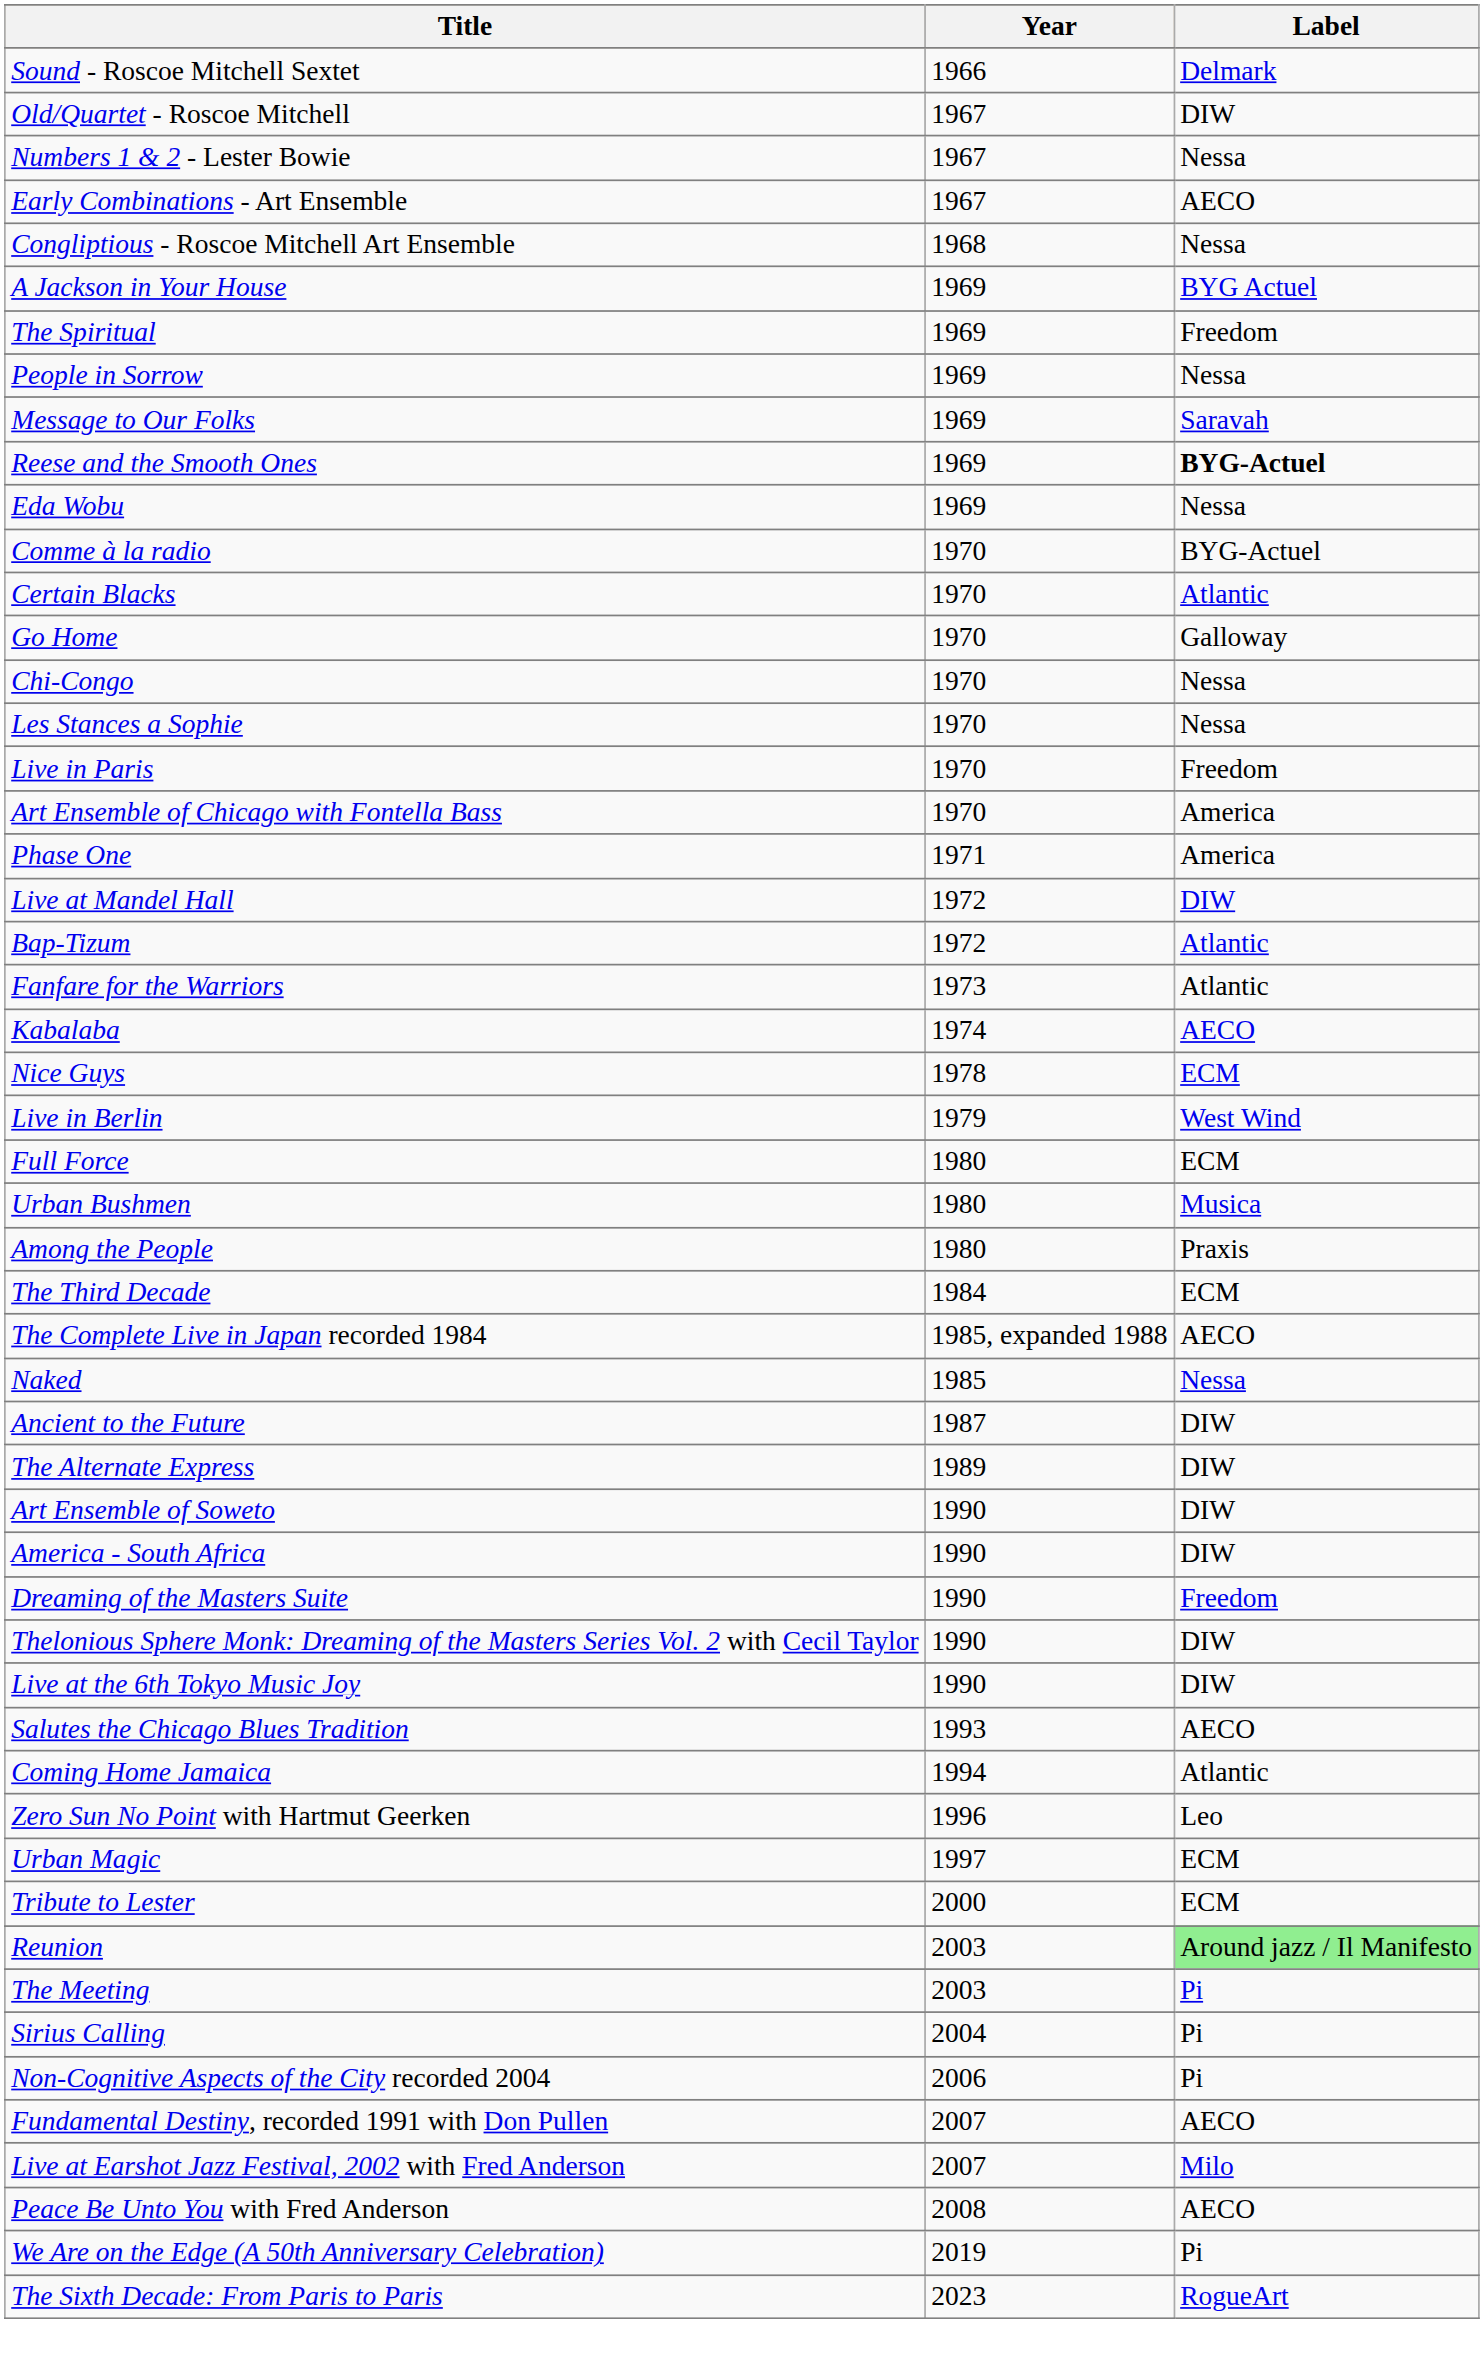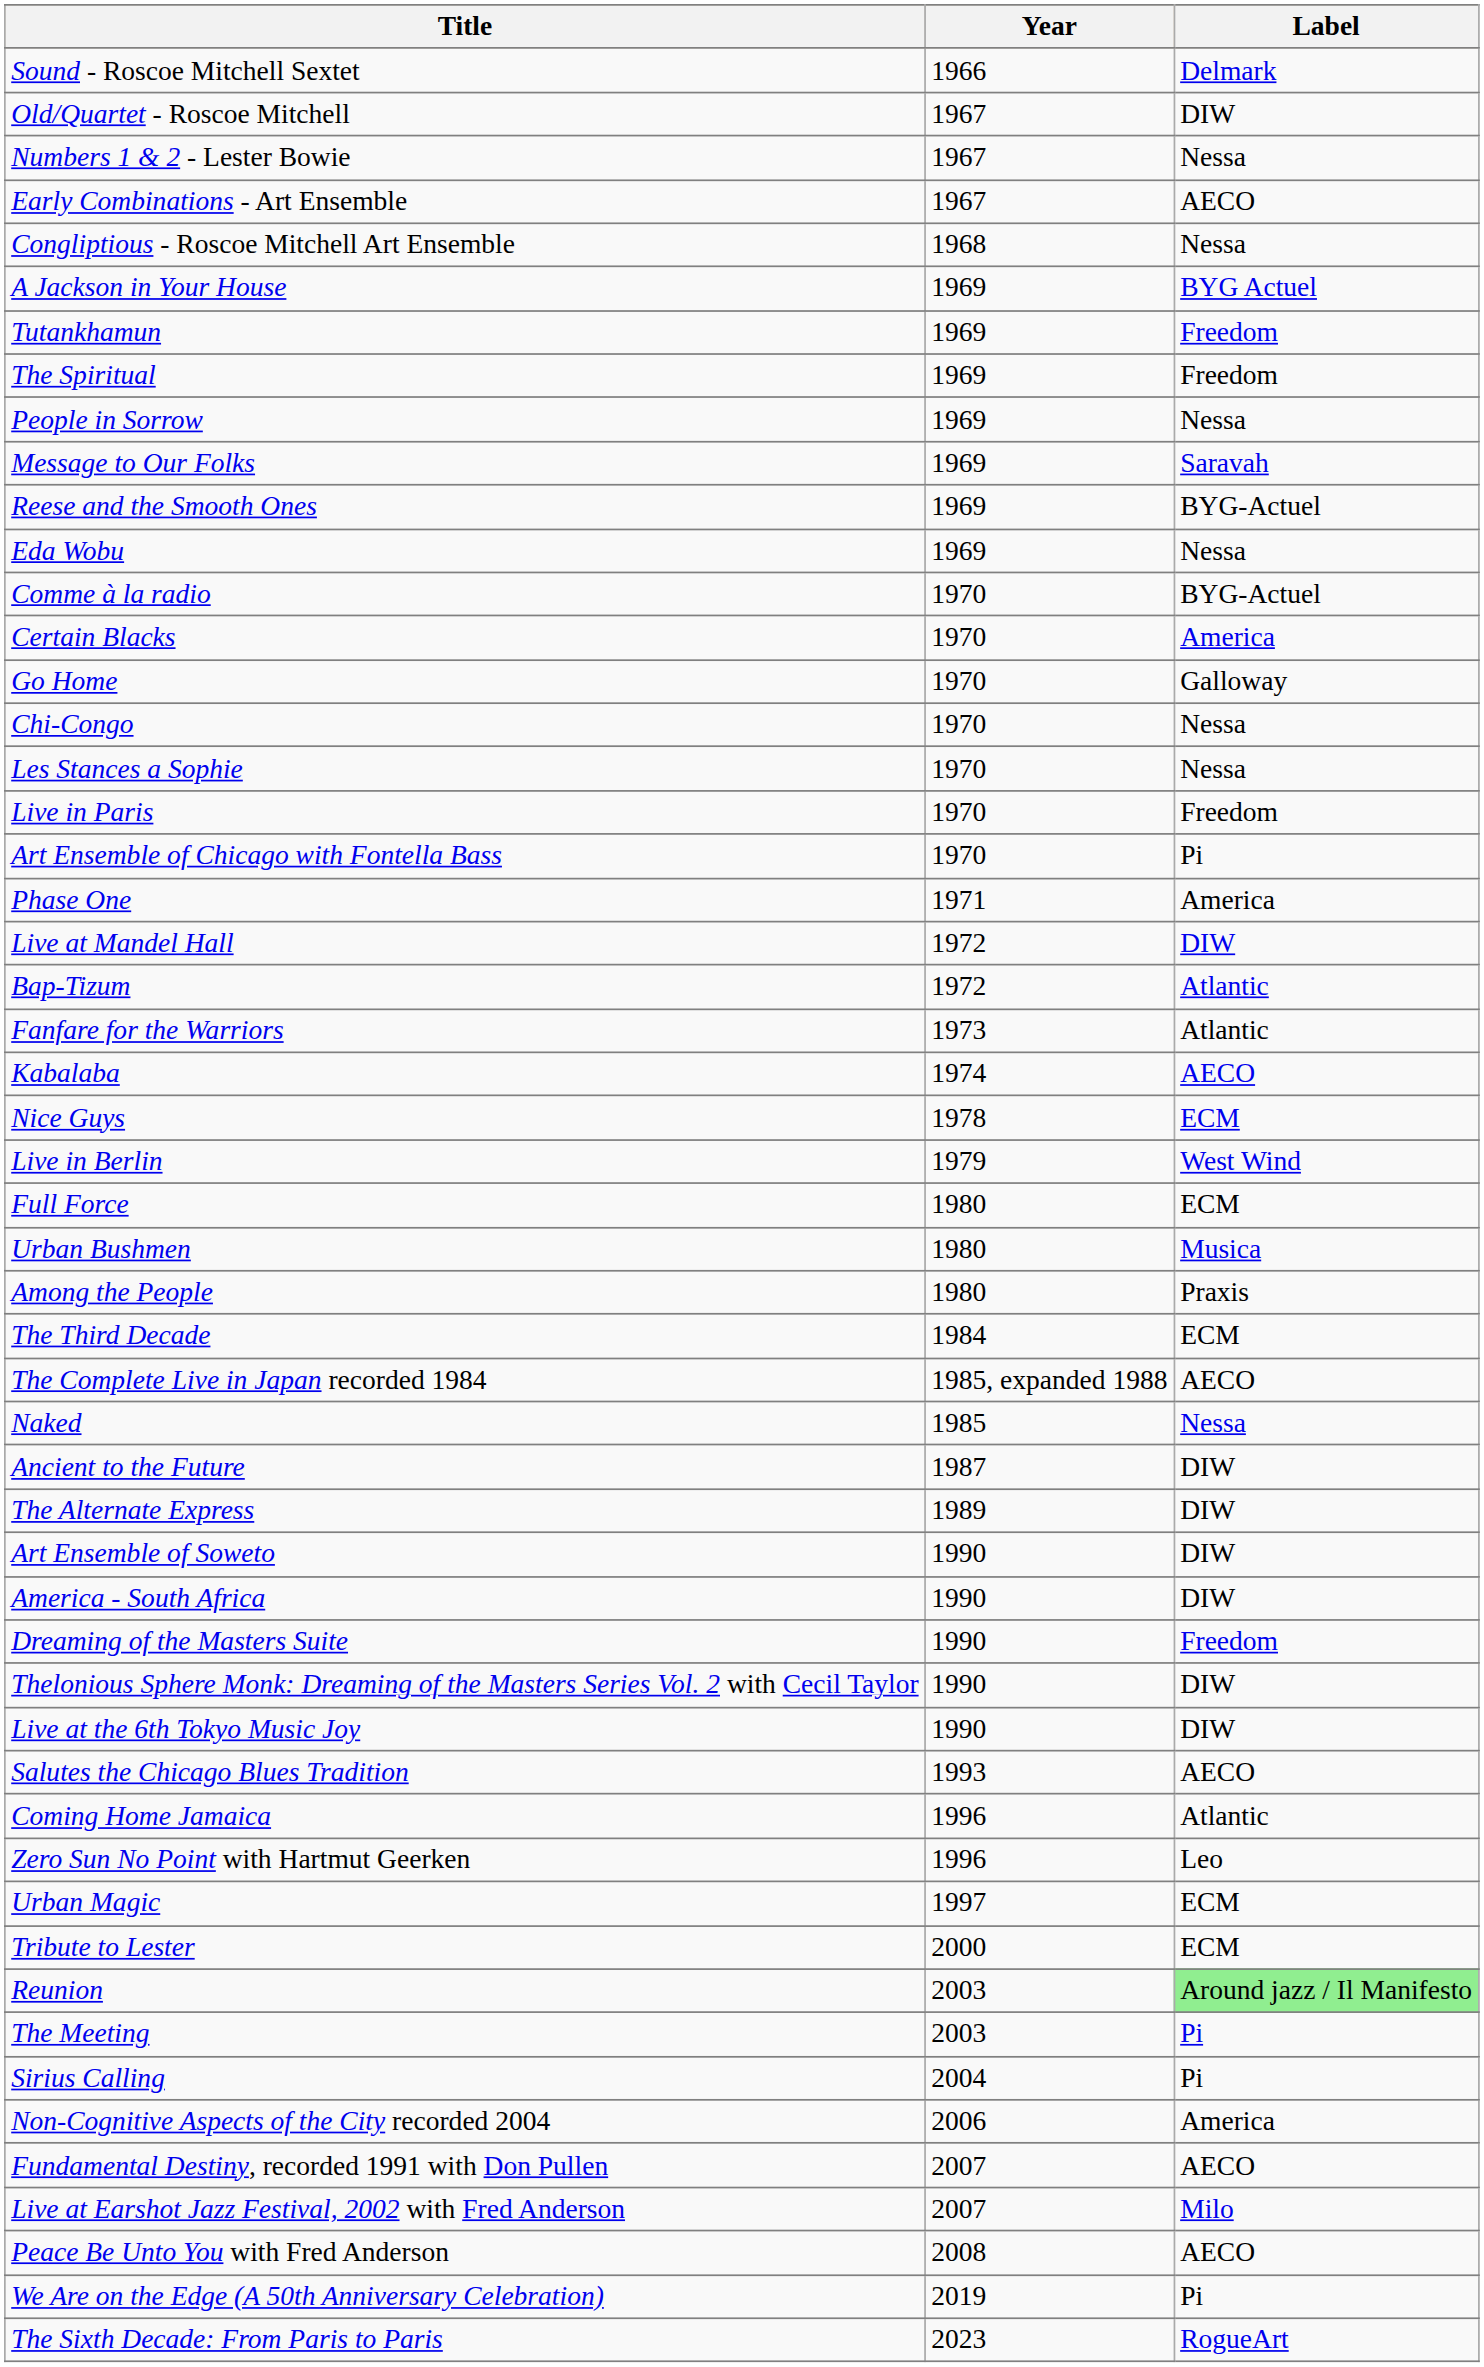+ row: (86, 331)
(1253, 462) bold -> (1250, 506) normal
(1224, 593) Atlantic -> (1228, 637) America
(1228, 811) America -> (1192, 855) Pi
(959, 1772) 1994 -> (959, 1815) 1996
(1192, 2077) Pi -> (1228, 2121) America
